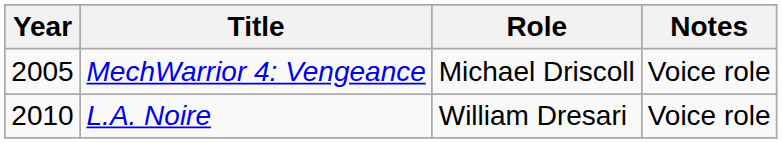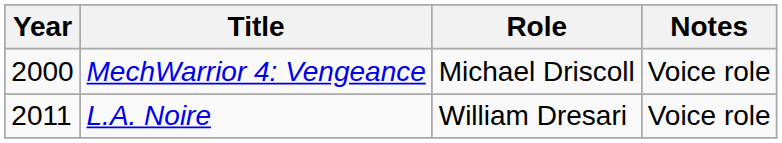(42, 71) 2005 -> (42, 71) 2000
(42, 115) 2010 -> (41, 115) 2011
